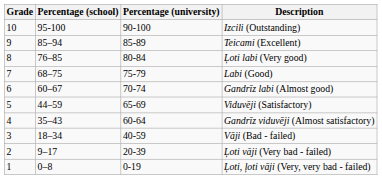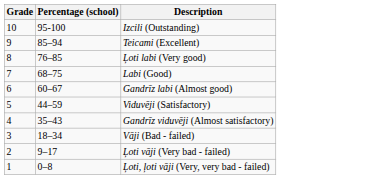- column: (171, 12)
